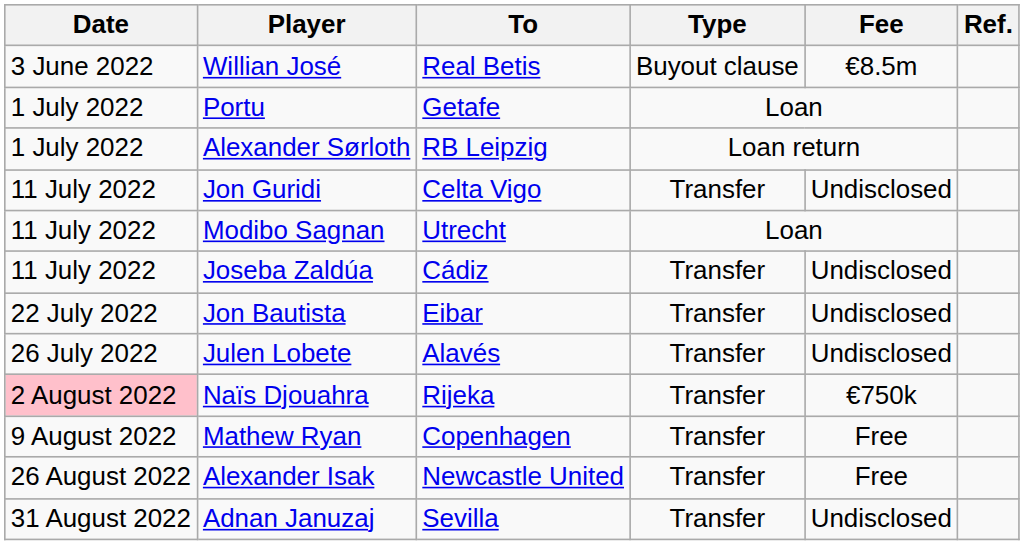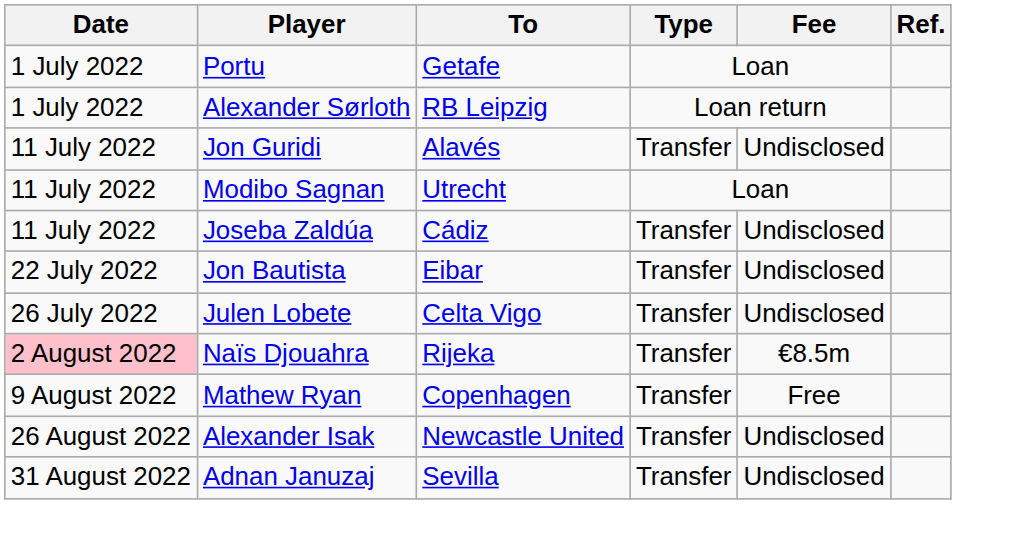- row: (272, 66)
(482, 189) Celta Vigo -> (461, 148) Alavés
(461, 353) Alavés -> (482, 312) Celta Vigo
(881, 395) €750k -> (814, 353) €8.5m
(881, 477) Free -> (814, 436) Undisclosed
